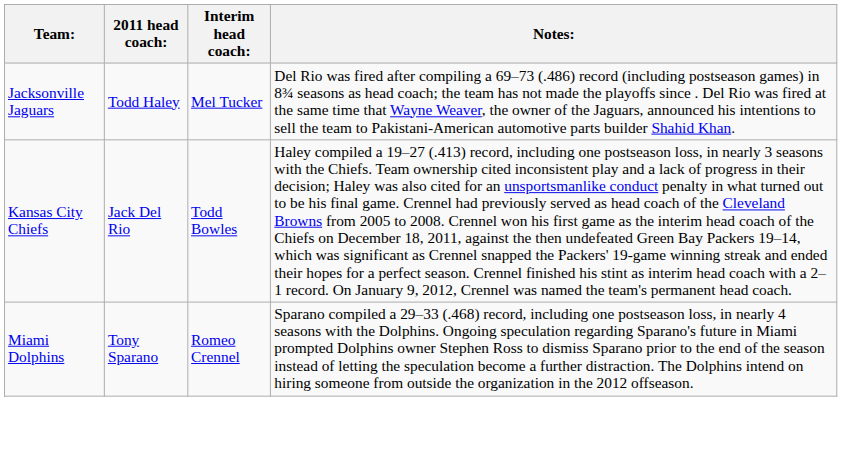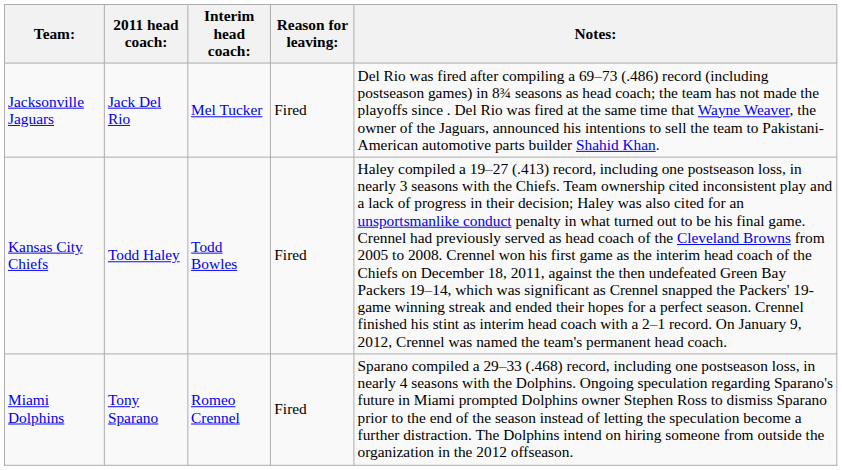+ column: (312, 33)
(144, 101) Todd Haley -> (135, 110) Jack Del Rio
(135, 220) Jack Del Rio -> (144, 255) Todd Haley
